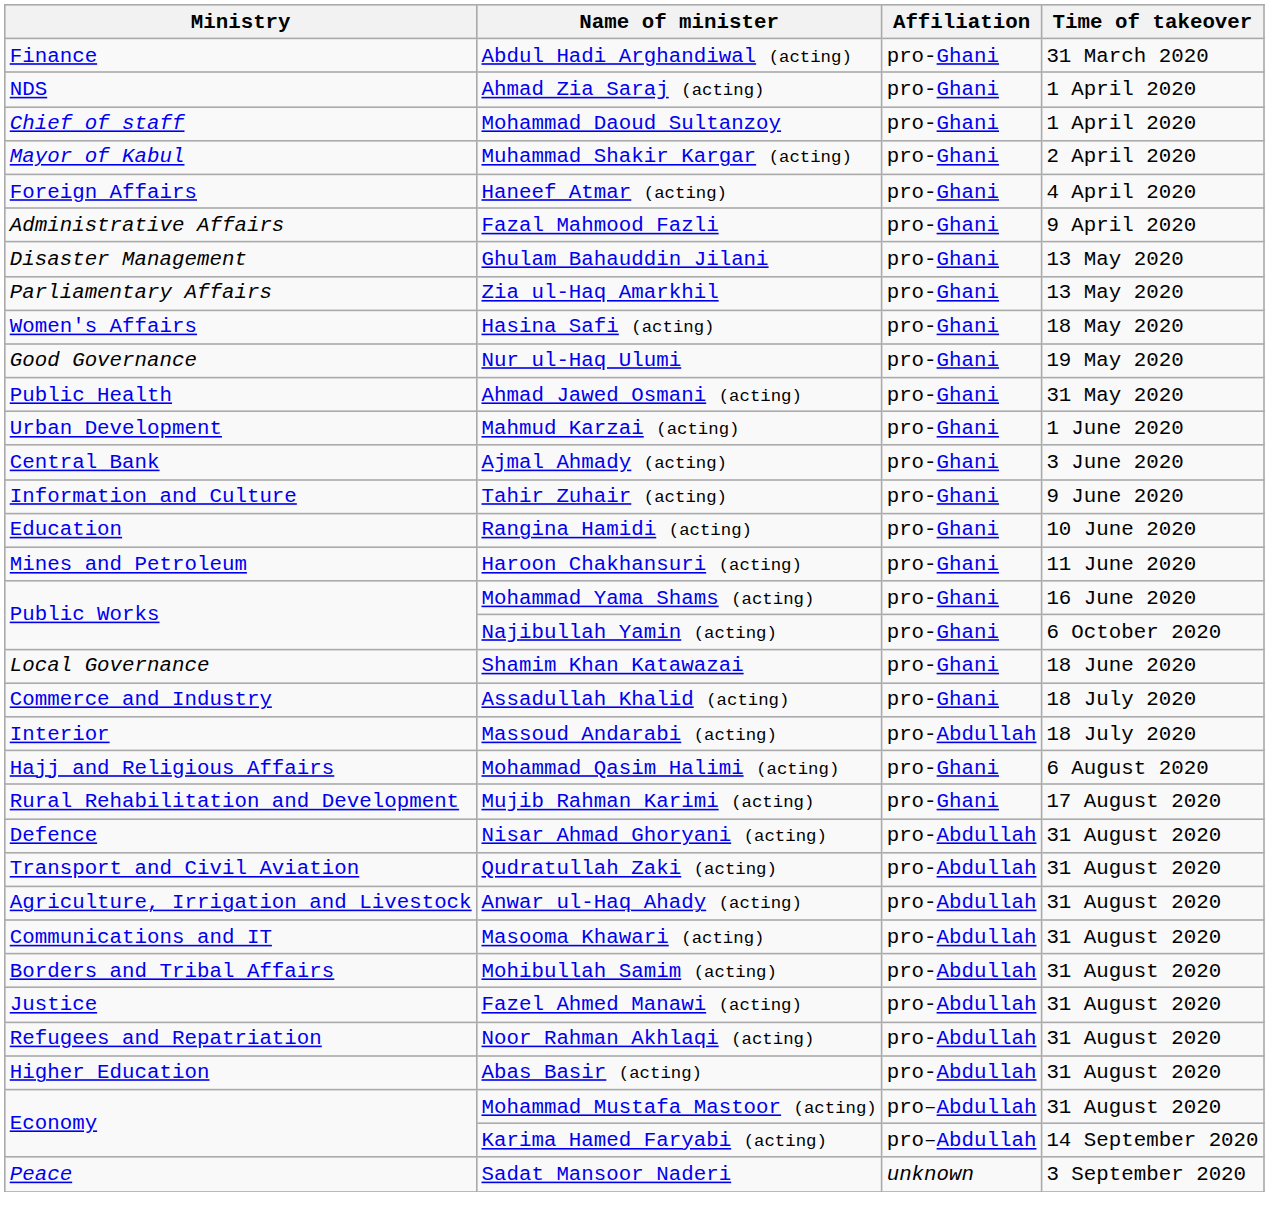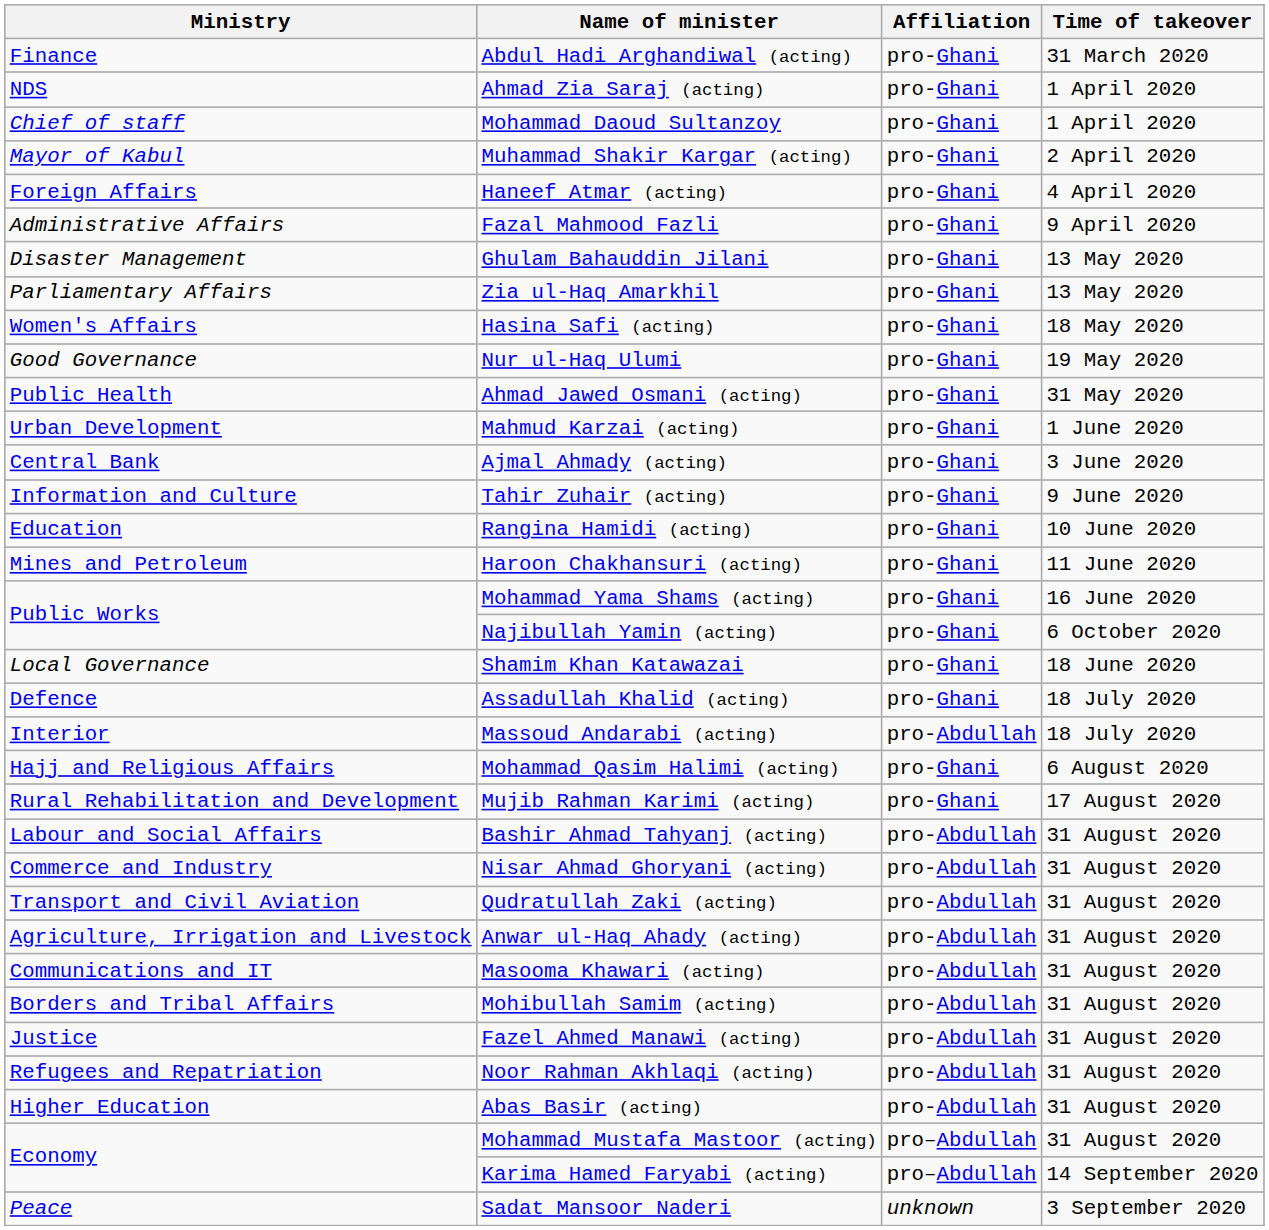(141, 700) Commerce and Industry -> (53, 700) Defence
+ row: (654, 835)
(53, 835) Defence -> (141, 869) Commerce and Industry
